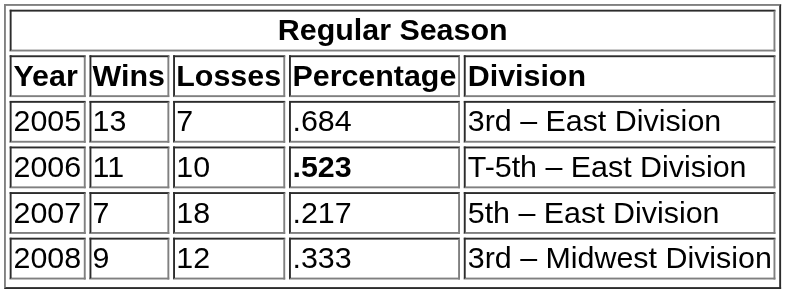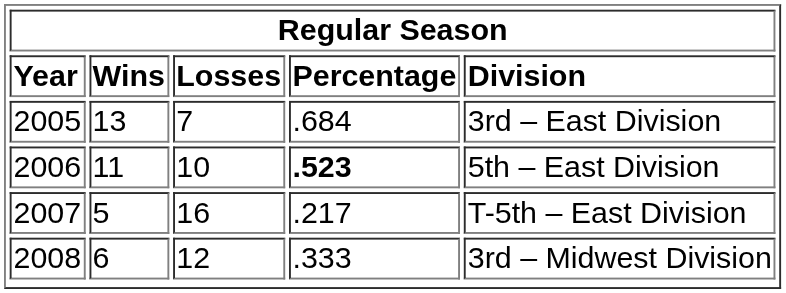(607, 166) T-5th – East Division -> (594, 166) 5th – East Division
(101, 212) 7 -> (101, 212) 5
(193, 212) 18 -> (193, 212) 16
(594, 212) 5th – East Division -> (607, 212) T-5th – East Division
(101, 258) 9 -> (101, 258) 6
